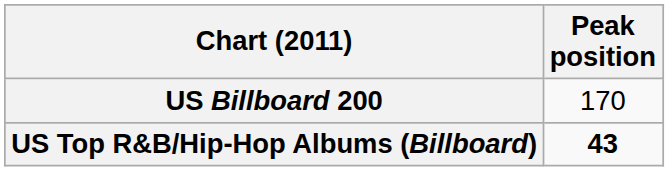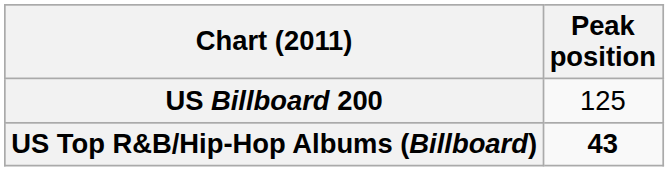(603, 100) 170 -> (603, 100) 125
